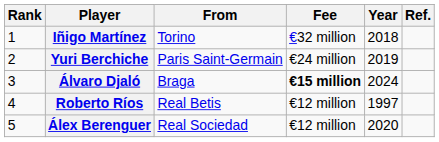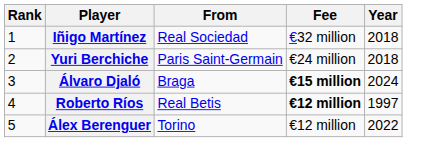- column: (418, 15)
(176, 37) Torino -> (203, 37) Real Sociedad
(383, 59) 2019 -> (383, 59) 2018
(322, 103) normal -> (325, 103) bold
(203, 125) Real Sociedad -> (176, 125) Torino
(383, 125) 2020 -> (383, 125) 2022
